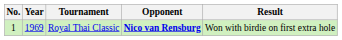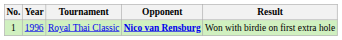(34, 27) 1969 -> (34, 27) 1996
